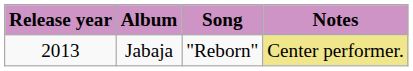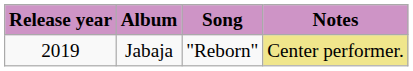(60, 50) 2013 -> (60, 50) 2019
